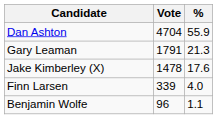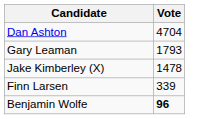- column: (198, 13)
(169, 50) 1791 -> (169, 50) 1793
(163, 104) normal -> (163, 104) bold
